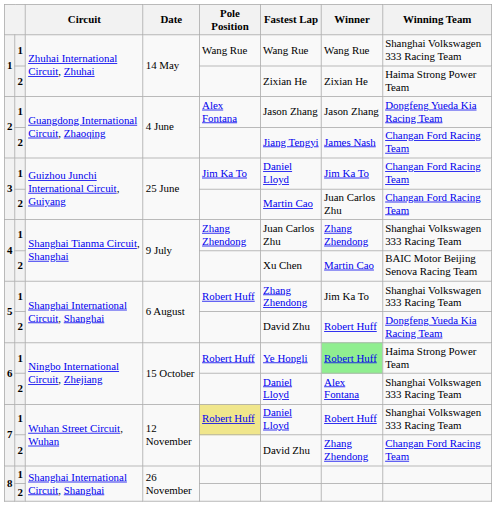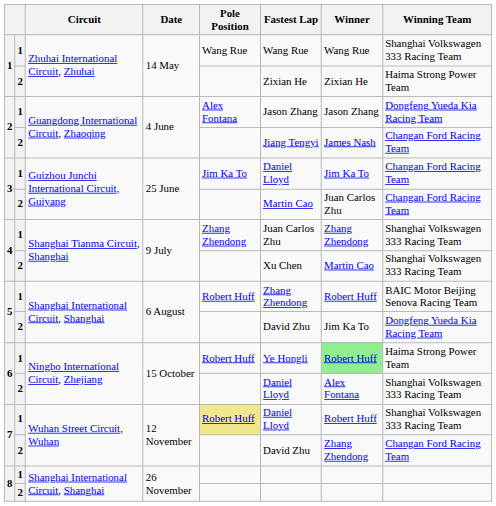(431, 265) BAIC Motor Beijing Senova Racing Team -> (433, 265) Shanghai Volkswagen 333 Racing Team
(347, 296) Jim Ka To -> (350, 296) Robert Huff
(433, 296) Shanghai Volkswagen 333 Racing Team -> (431, 296) BAIC Motor Beijing Senova Racing Team
(350, 326) Robert Huff -> (347, 326) Jim Ka To
